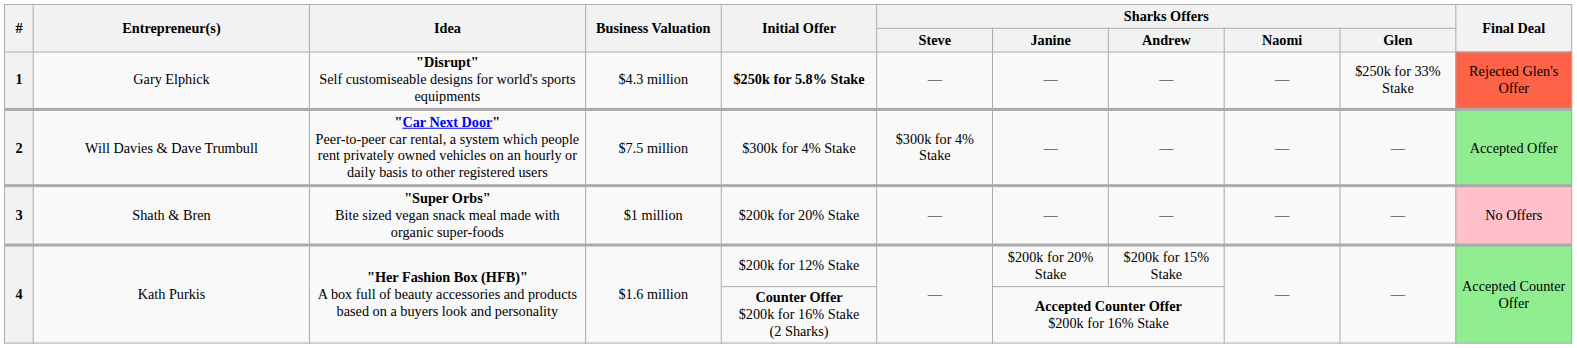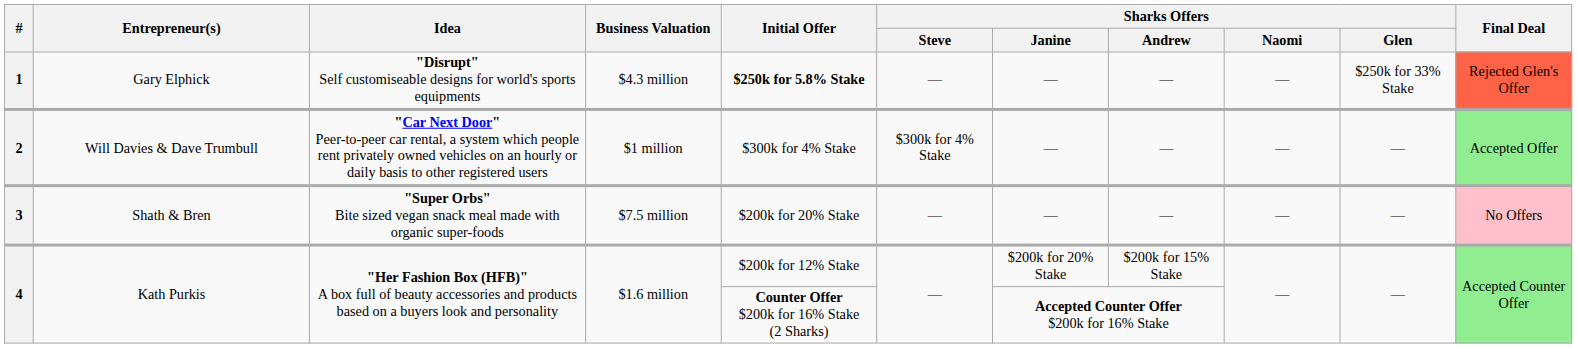(653, 148) $7.5 million -> (653, 148) $1 million
(653, 215) $1 million -> (653, 215) $7.5 million
